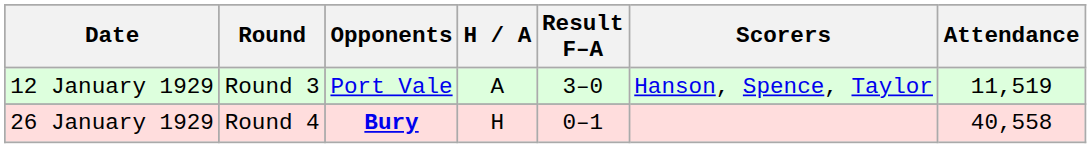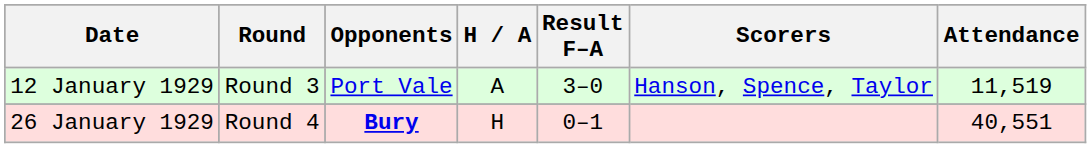(1012, 123) 40,558 -> (1012, 123) 40,551
